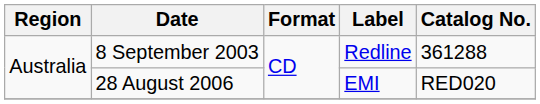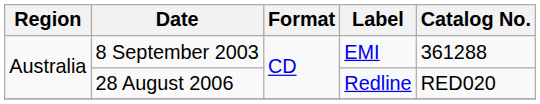(378, 51) Redline -> (362, 51) EMI
(362, 83) EMI -> (378, 83) Redline
